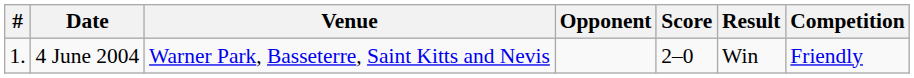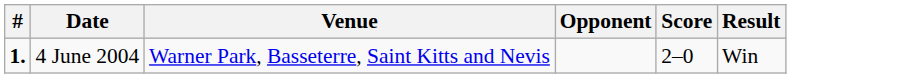- column: (847, 21)
(18, 55) normal -> (18, 55) bold
